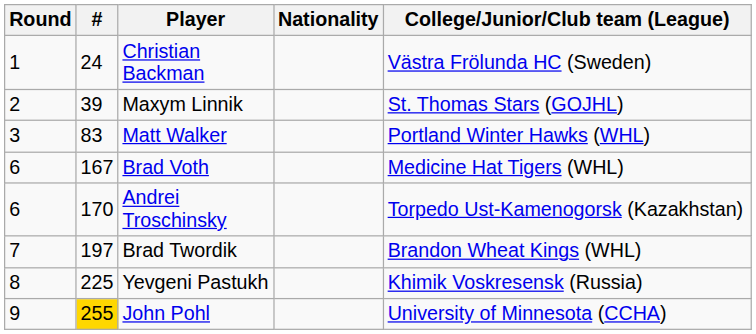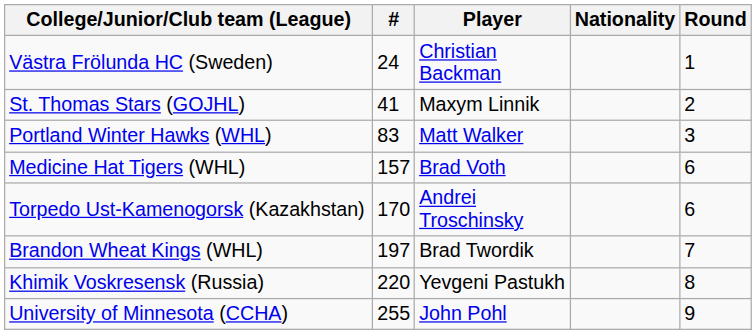columns swapped: (40, 20) <-> (567, 20)
(91, 104) 39 -> (388, 104) 41
(97, 167) 167 -> (394, 167) 157
(97, 282) 225 -> (394, 282) 220
(97, 314) gold background -> (394, 314) no background
